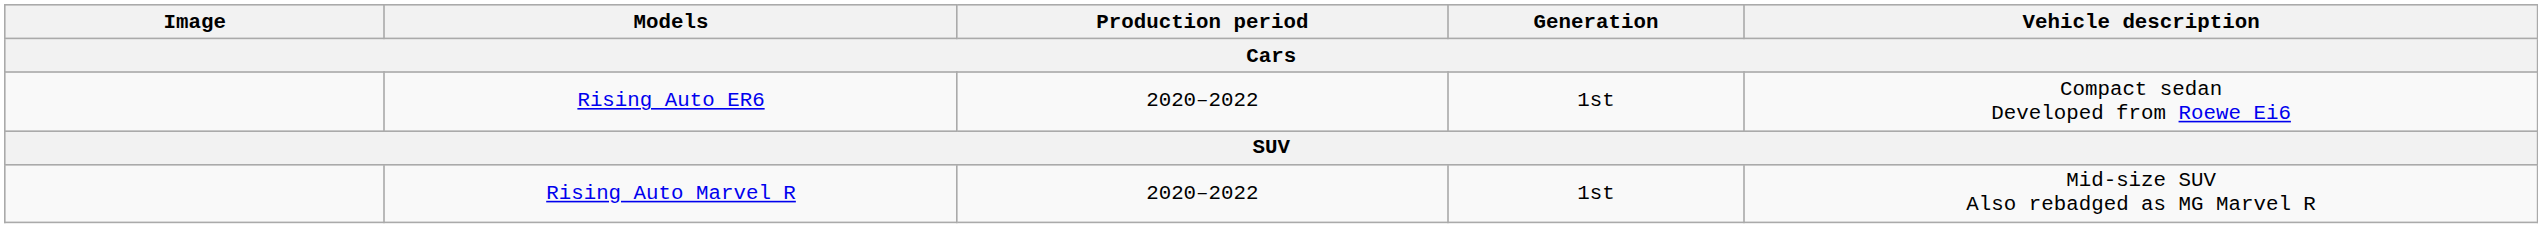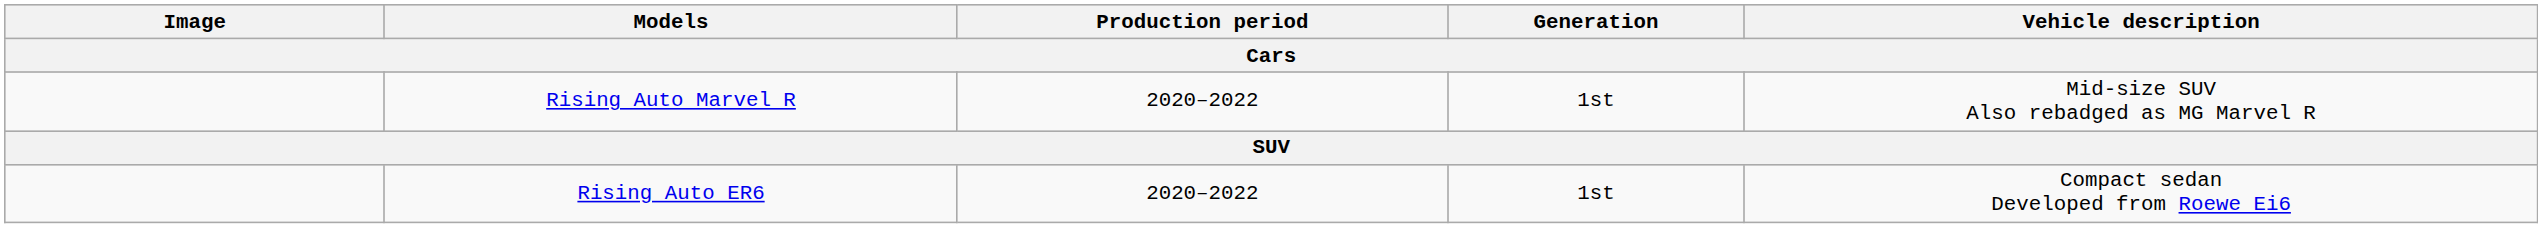rows swapped: (671, 102) <-> (671, 193)
